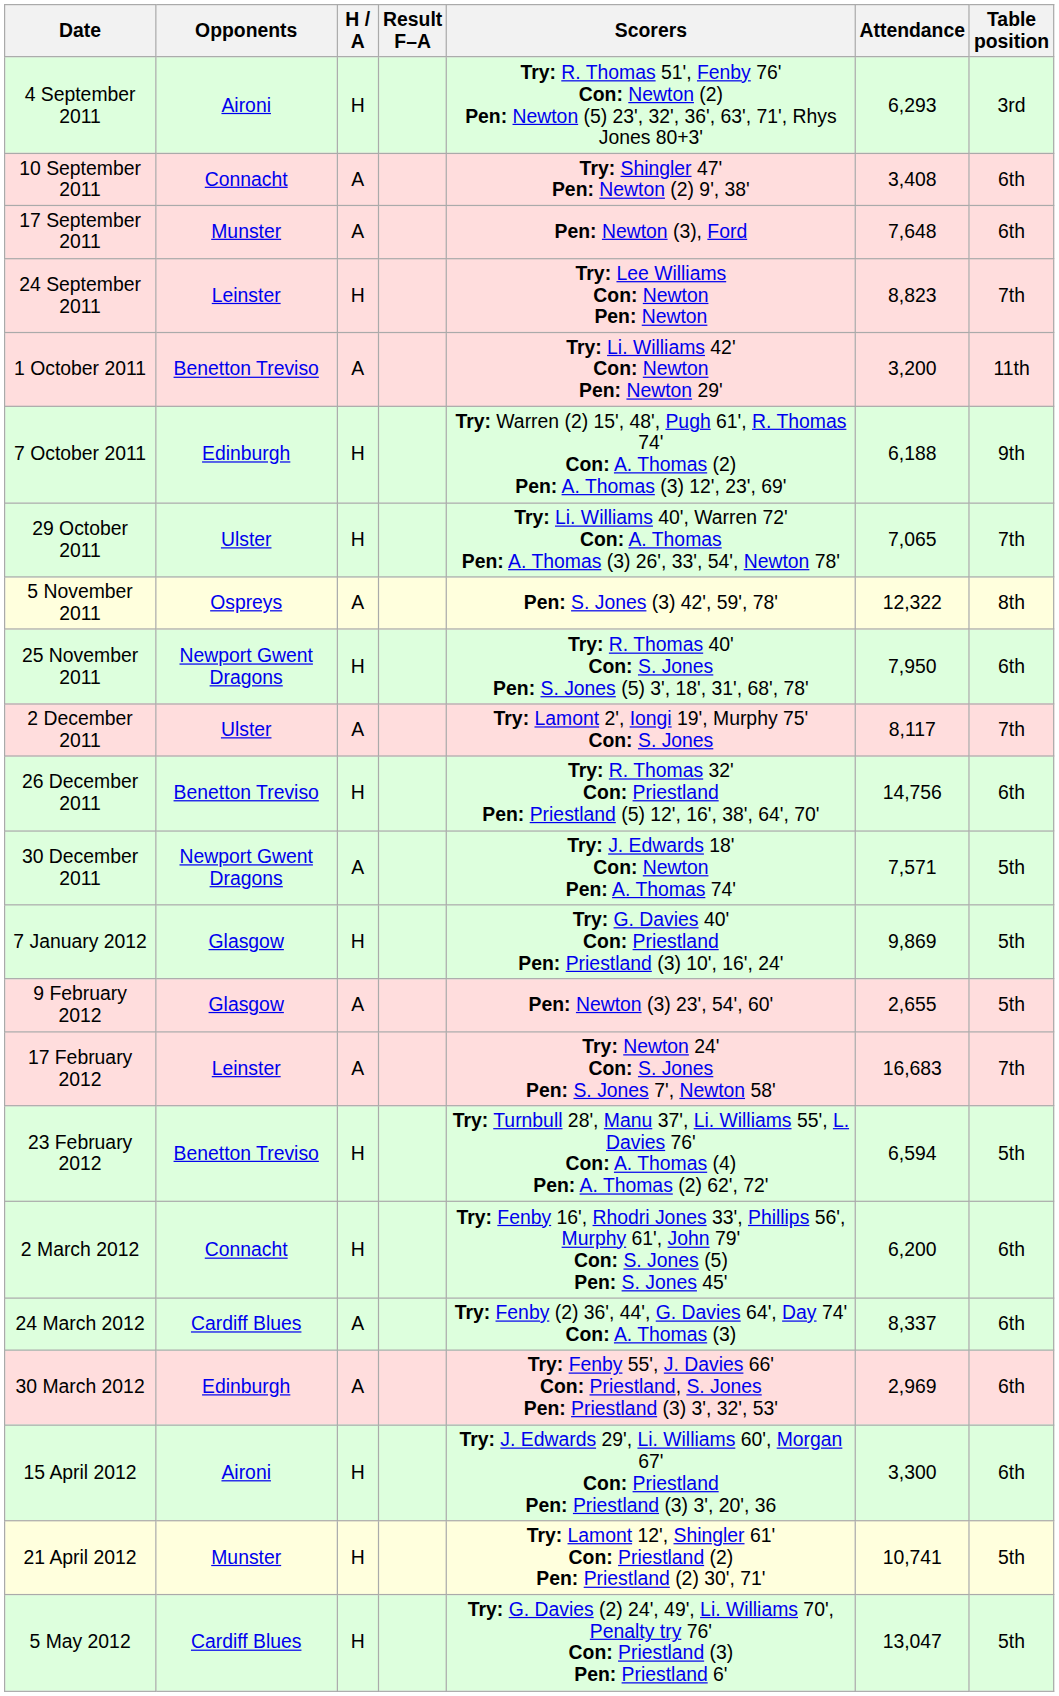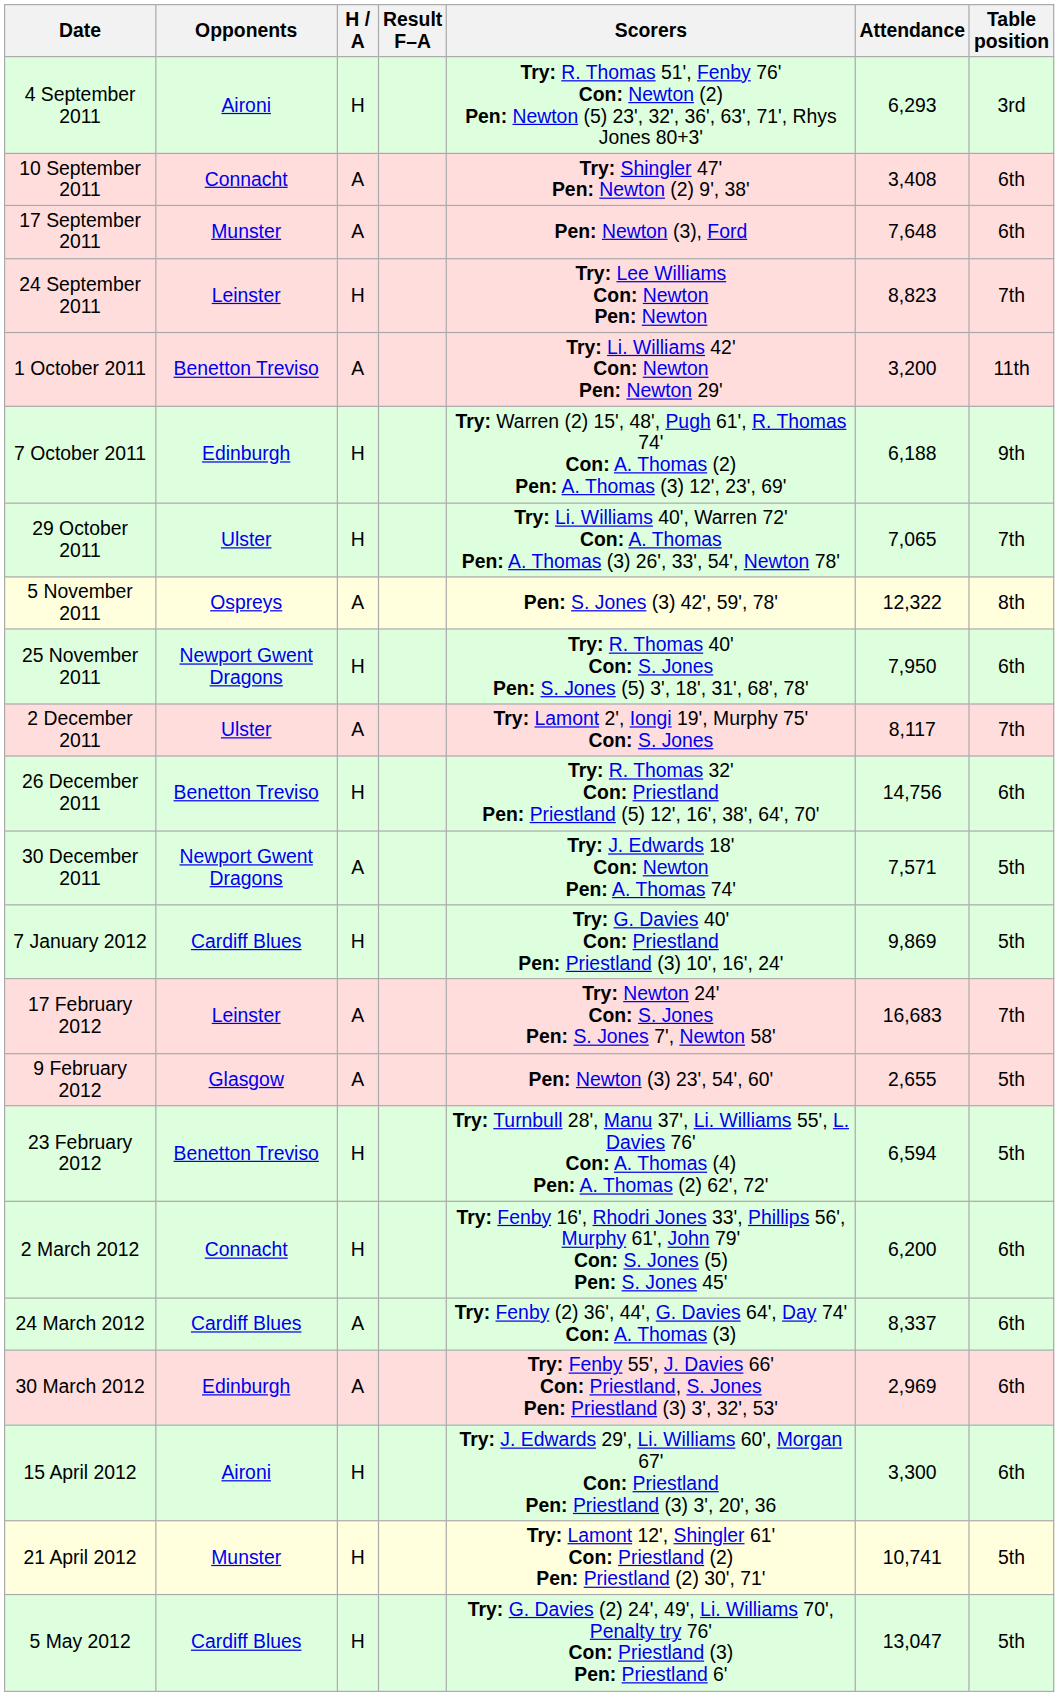(246, 941) Glasgow -> (246, 941) Cardiff Blues
rows swapped: (80, 1005) <-> (80, 1068)
